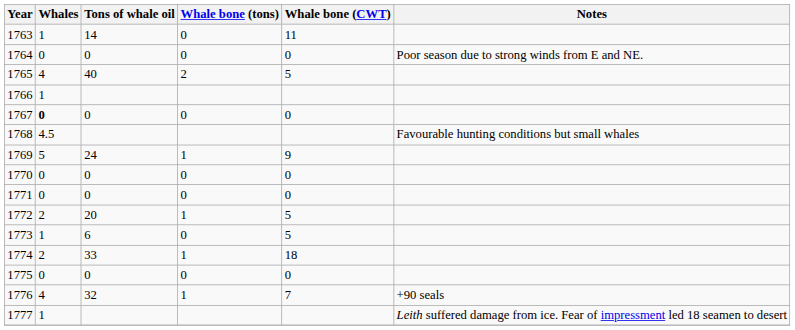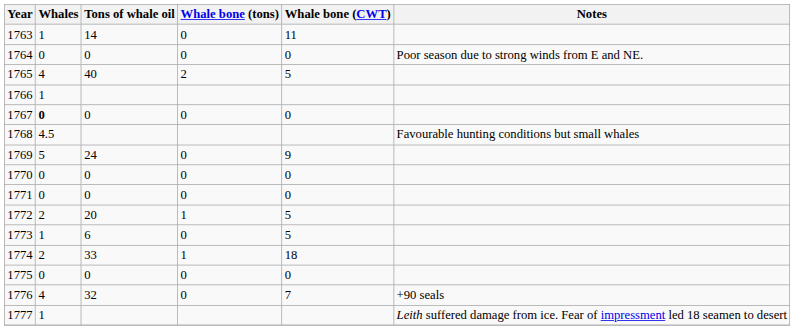(184, 154) 1 -> (184, 154) 0
(184, 295) 1 -> (184, 295) 0
